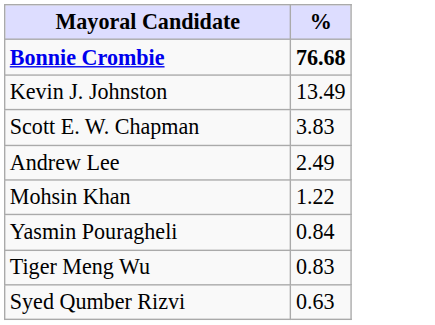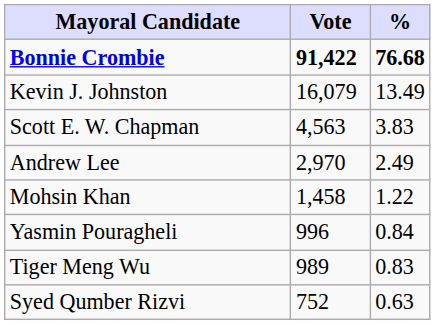+ column: (330, 22)
